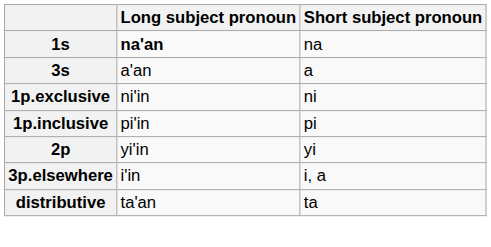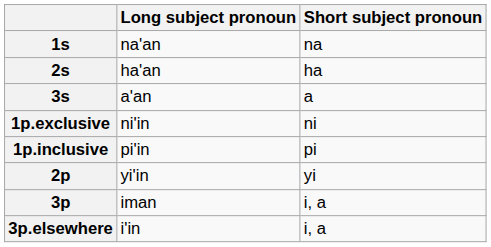(142, 44) bold -> (141, 44) normal
+ row: (61, 70)
+ row: (61, 202)
- row: (61, 202)
